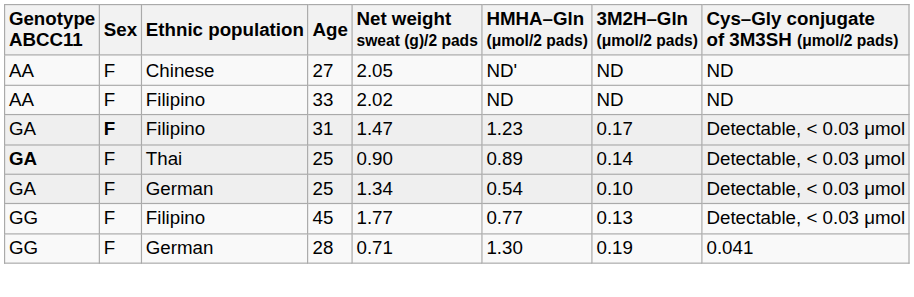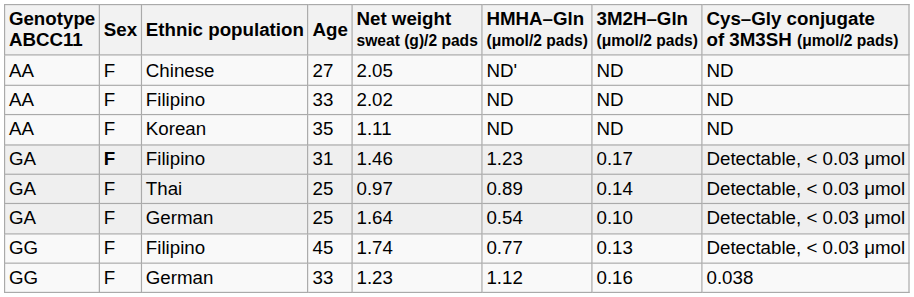+ row: (176, 129)
(375, 129) 1.47 -> (375, 159) 1.46
(23, 159) bold -> (22, 188) normal
(375, 159) 0.90 -> (375, 188) 0.97
(375, 188) 1.34 -> (375, 218) 1.64
(375, 218) 1.77 -> (375, 248) 1.74
- row: (180, 248)
+ row: (180, 277)
